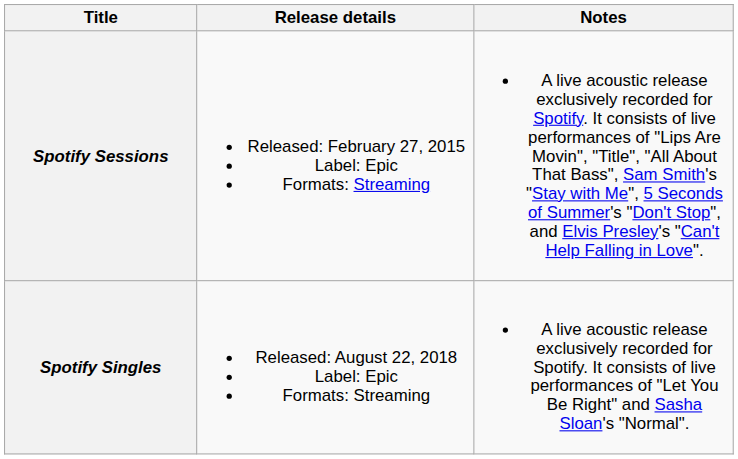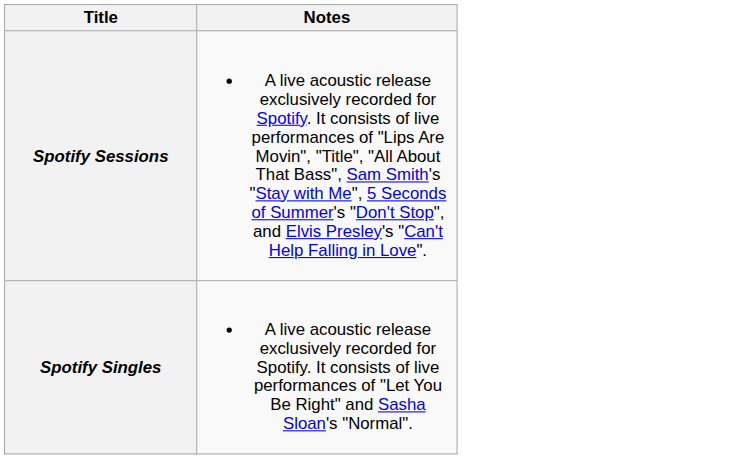- column: (335, 17)
